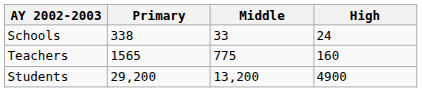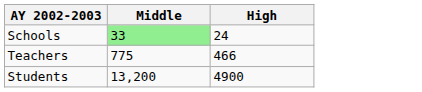- column: (159, 15)
(221, 35) no background -> (118, 35) lightgreen background
(328, 56) 160 -> (225, 56) 466
